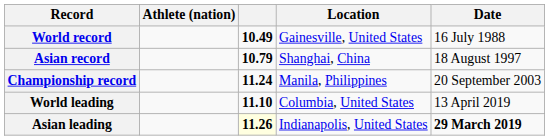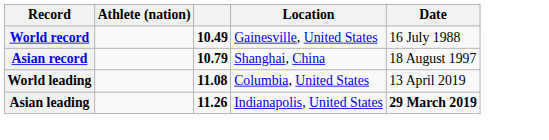- row: (72, 80)
(257, 102) 11.10 -> (212, 80) 11.08
(257, 124) lightyellow background -> (212, 102) no background
